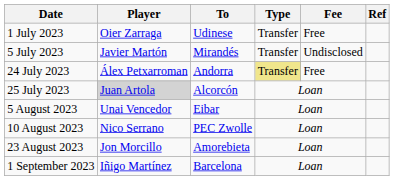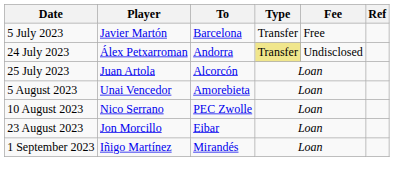- row: (35, 33)
(216, 52) Mirandés -> (217, 33) Barcelona
(333, 52) Undisclosed -> (314, 33) Free
(314, 71) Free -> (333, 52) Undisclosed
(127, 90) lightgrey background -> (127, 71) no background
(206, 109) Eibar -> (221, 90) Amorebieta
(221, 147) Amorebieta -> (206, 128) Eibar
(217, 166) Barcelona -> (216, 147) Mirandés
